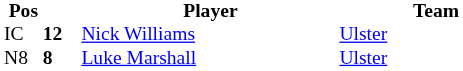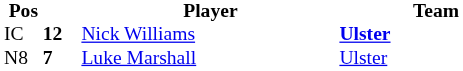(363, 33) normal -> (365, 33) bold
(48, 56) 8 -> (48, 56) 7
